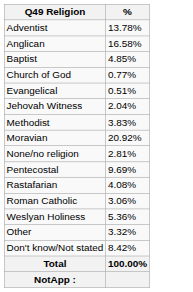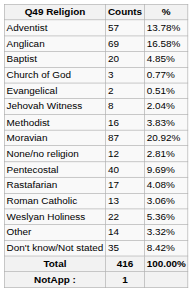+ column: (125, 12)
